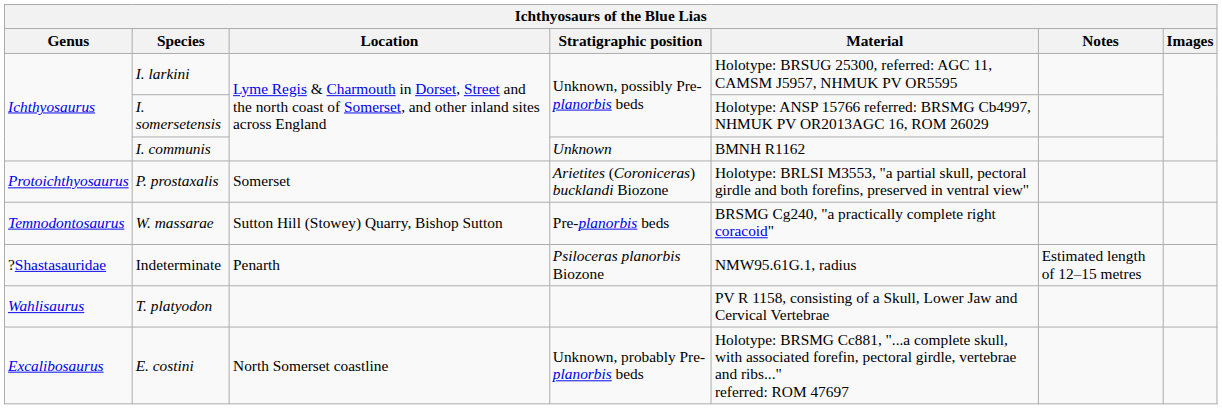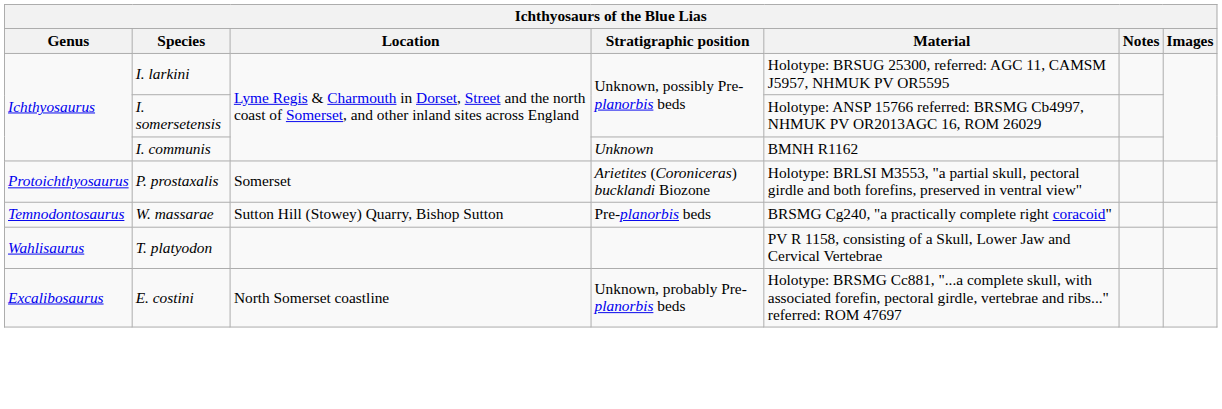- row: (178, 264)
